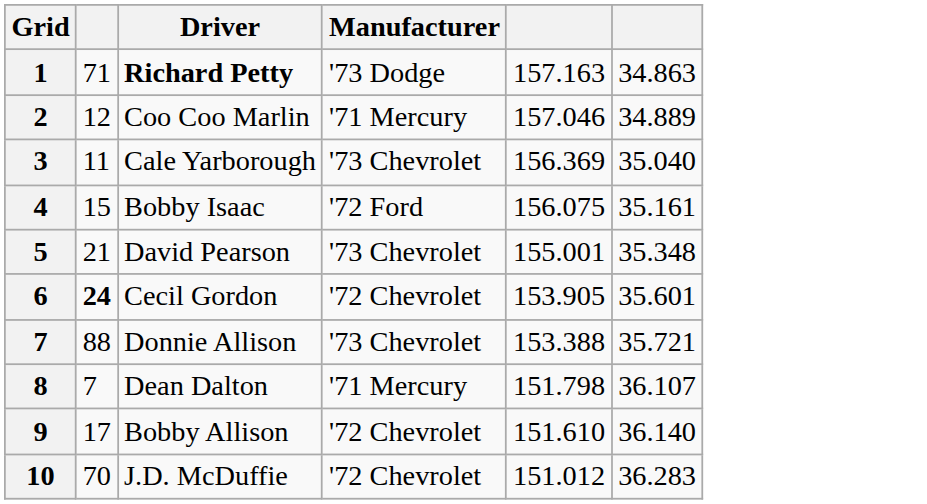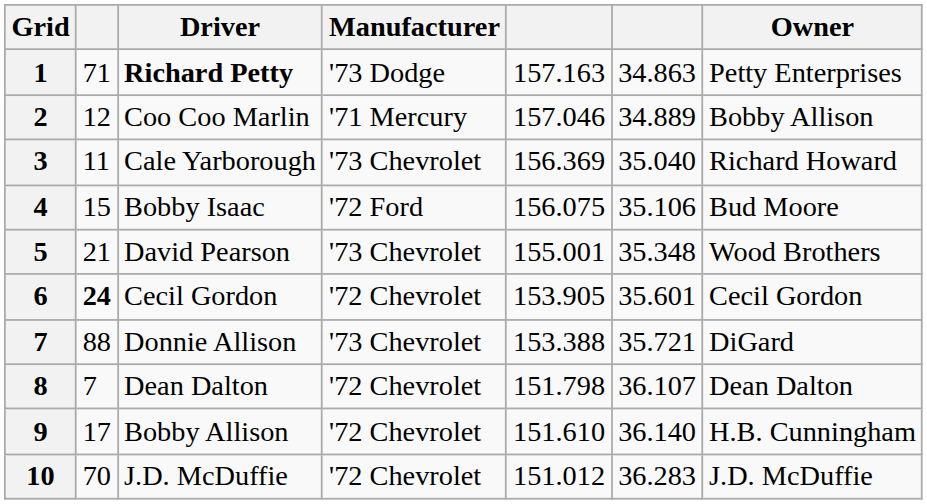+ column: (813, 26)
(657, 206) 35.161 -> (657, 206) 35.106
(398, 386) '71 Mercury -> (405, 386) '72 Chevrolet
